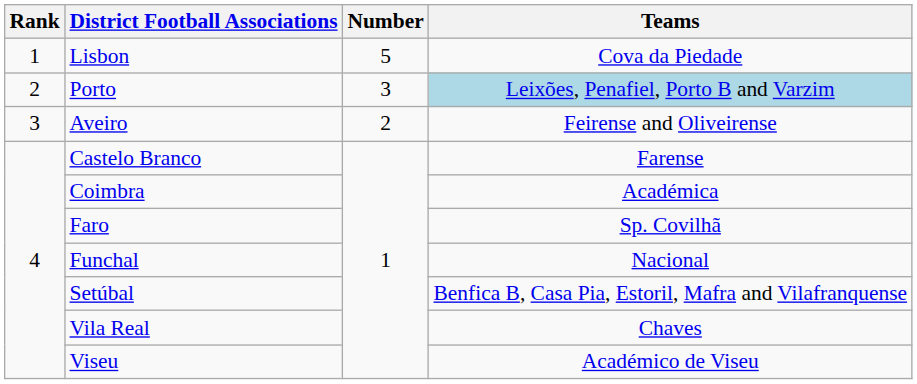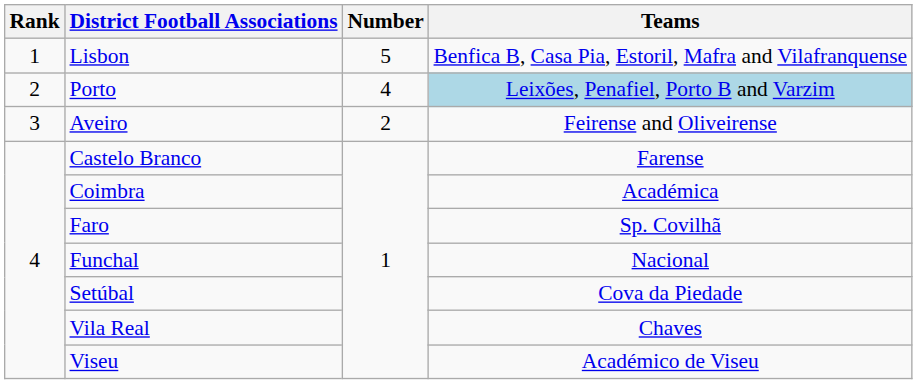(670, 55) Cova da Piedade -> (670, 55) Benfica B, Casa Pia, Estoril, Mafra and Vilafranquense
(386, 89) 3 -> (386, 89) 4
(670, 293) Benfica B, Casa Pia, Estoril, Mafra and Vilafranquense -> (670, 293) Cova da Piedade
